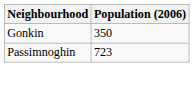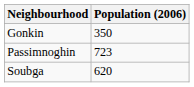+ row: (25, 71)
